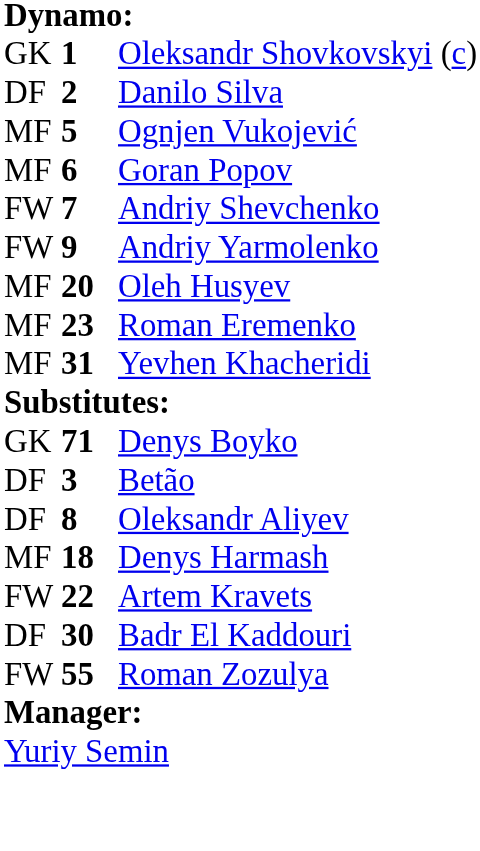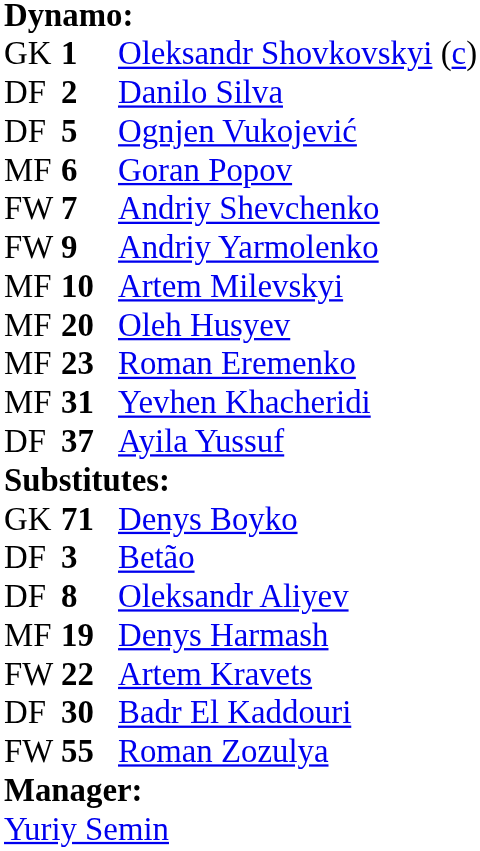(28, 131) MF -> (25, 131) DF
+ row: (231, 286)
+ row: (201, 441)
(77, 557) 18 -> (77, 634) 19
